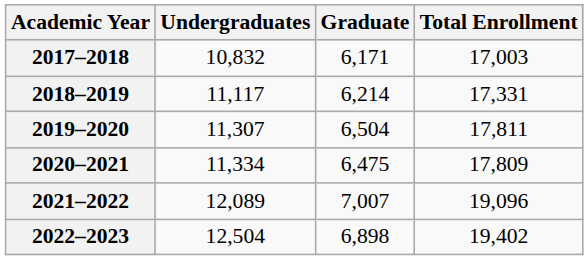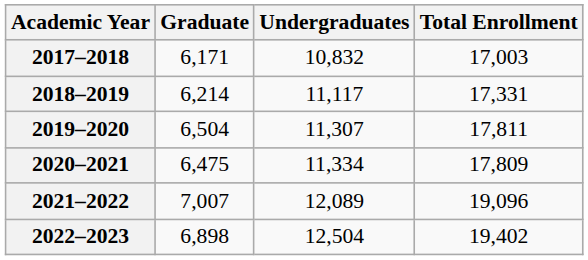columns swapped: (235, 22) <-> (365, 22)
